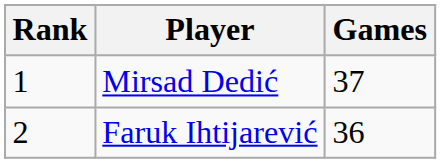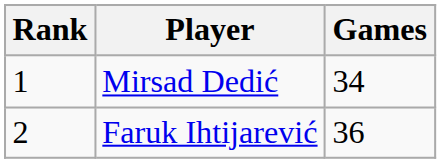(348, 81) 37 -> (348, 81) 34
